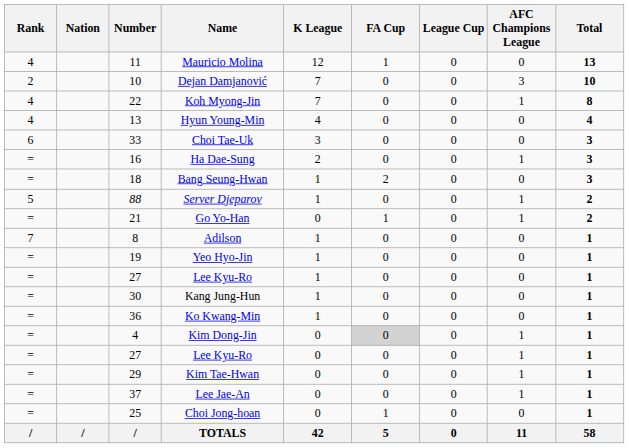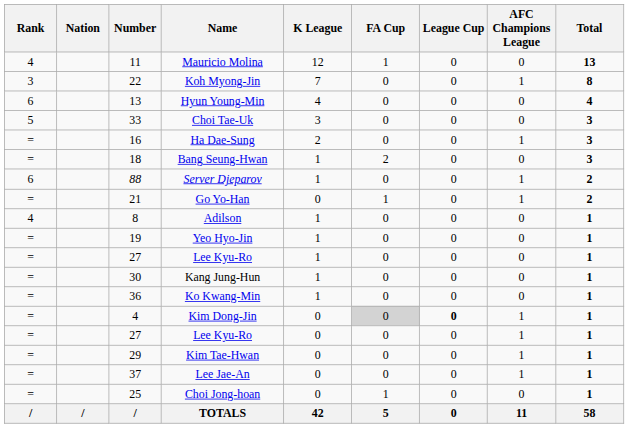- row: (135, 81)
(31, 101) 4 -> (31, 81) 3
(31, 120) 4 -> (31, 101) 6
(31, 140) 6 -> (31, 120) 5
(31, 198) 5 -> (31, 179) 6
(31, 238) 7 -> (31, 218) 4
(454, 335) normal -> (454, 316) bold
